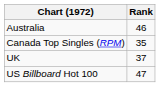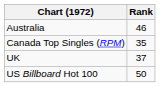(141, 74) 47 -> (141, 74) 50
